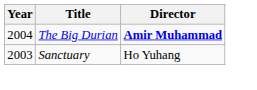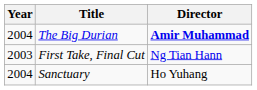+ row: (92, 54)
(20, 54) 2003 -> (20, 74) 2004
